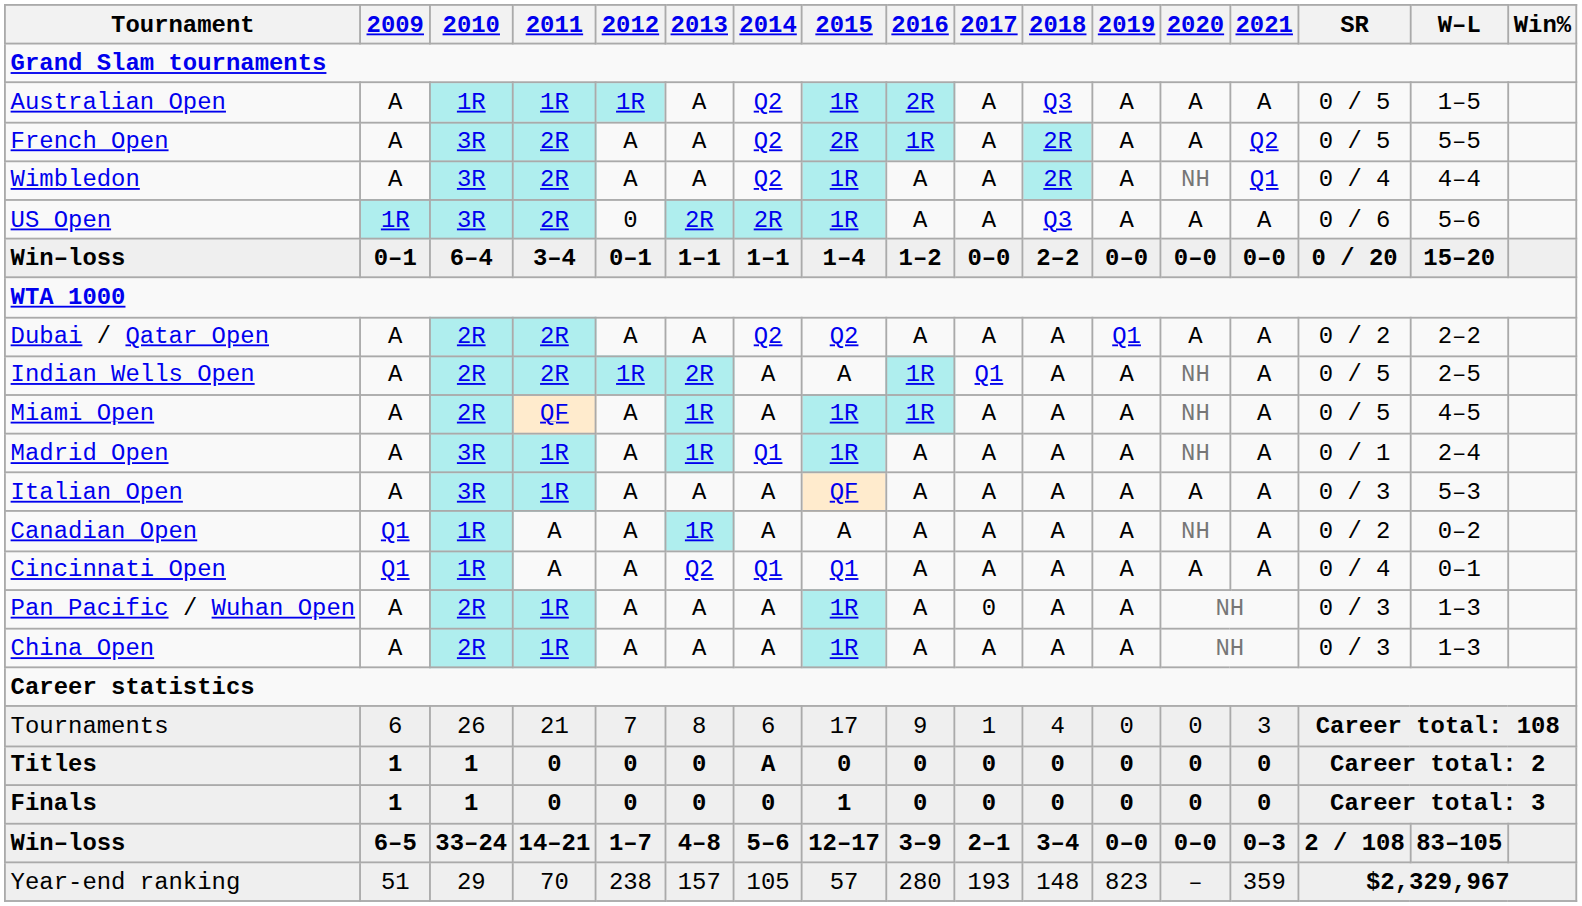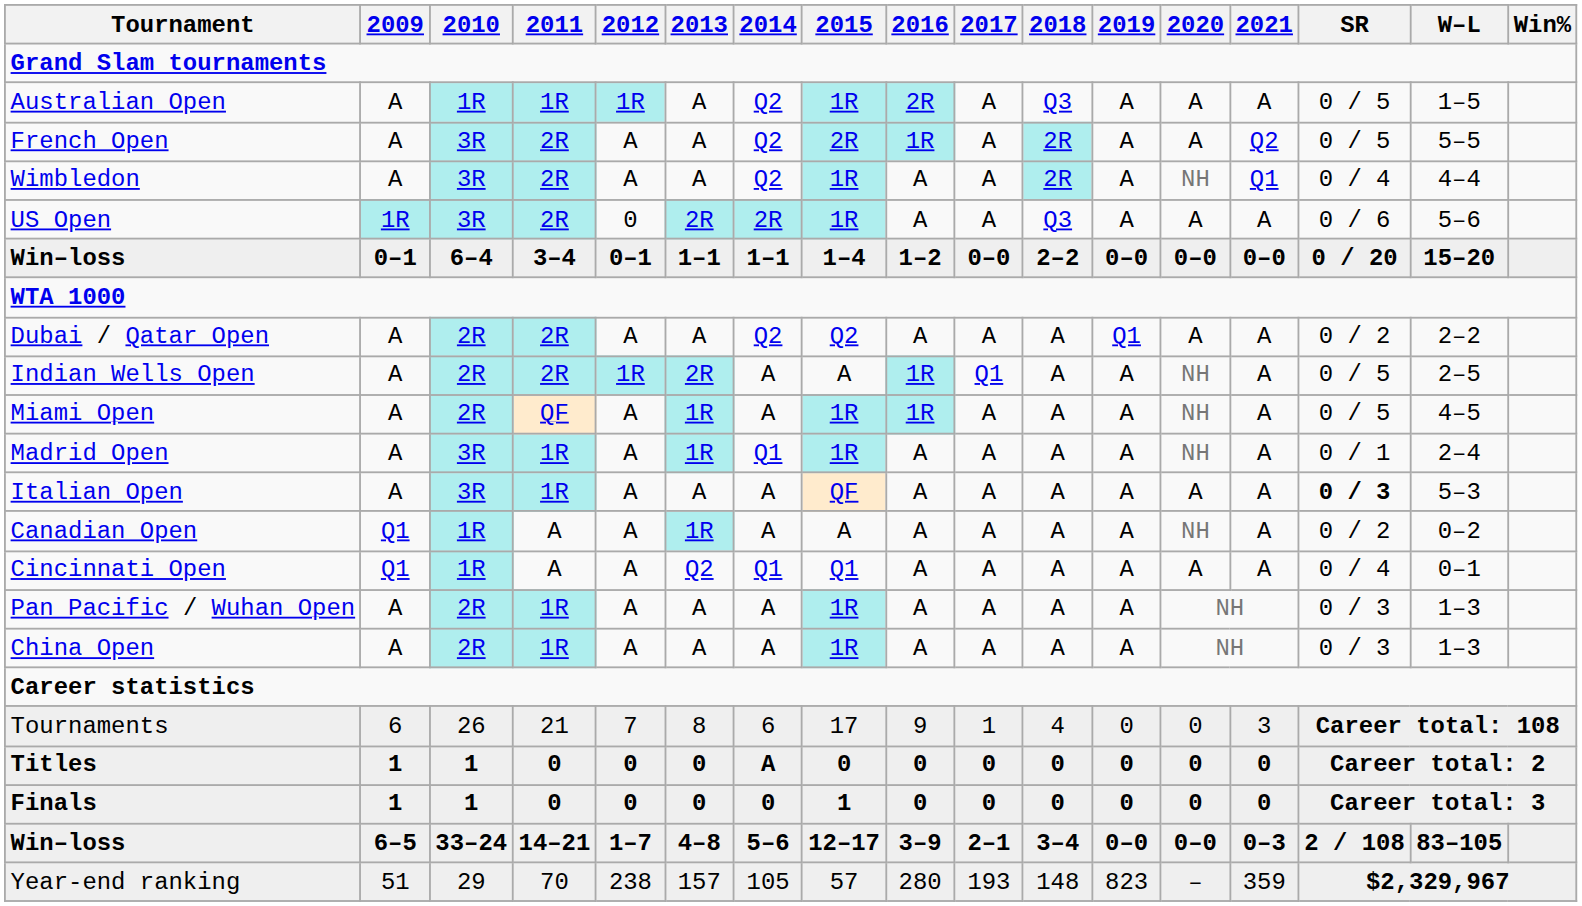(1355, 492) normal -> (1355, 492) bold
(989, 609) 0 -> (989, 609) A
